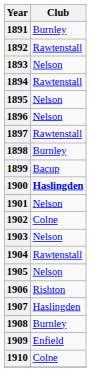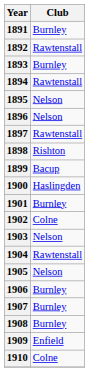(48, 64) Nelson -> (50, 64) Burnley
(50, 150) Burnley -> (49, 150) Rishton
(58, 185) bold -> (57, 185) normal
(48, 202) Nelson -> (50, 202) Burnley
(49, 289) Rishton -> (50, 289) Burnley
(57, 306) Haslingden -> (50, 306) Burnley
